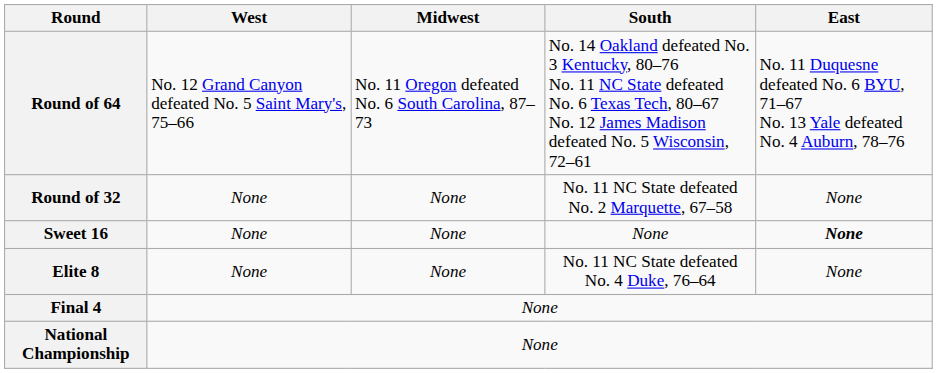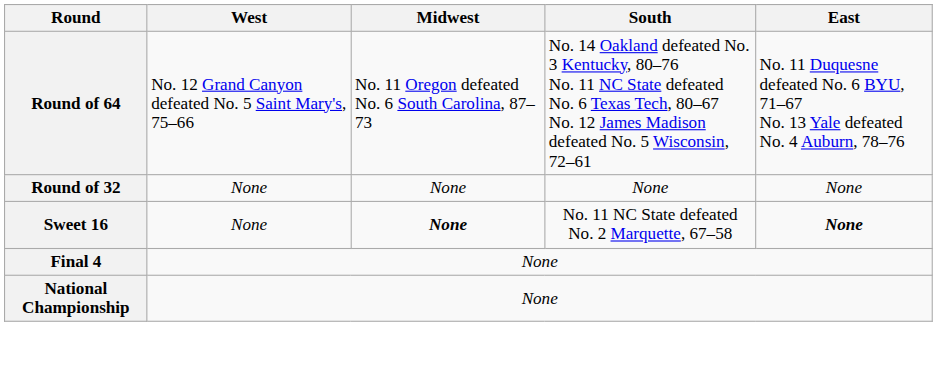(650, 197) No. 11 NC State defeated No. 2 Marquette, 67–58 -> (650, 187) None
(448, 234) normal -> (448, 224) bold
(650, 234) None -> (650, 224) No. 11 NC State defeated No. 2 Marquette, 67–58
- row: (76, 271)
